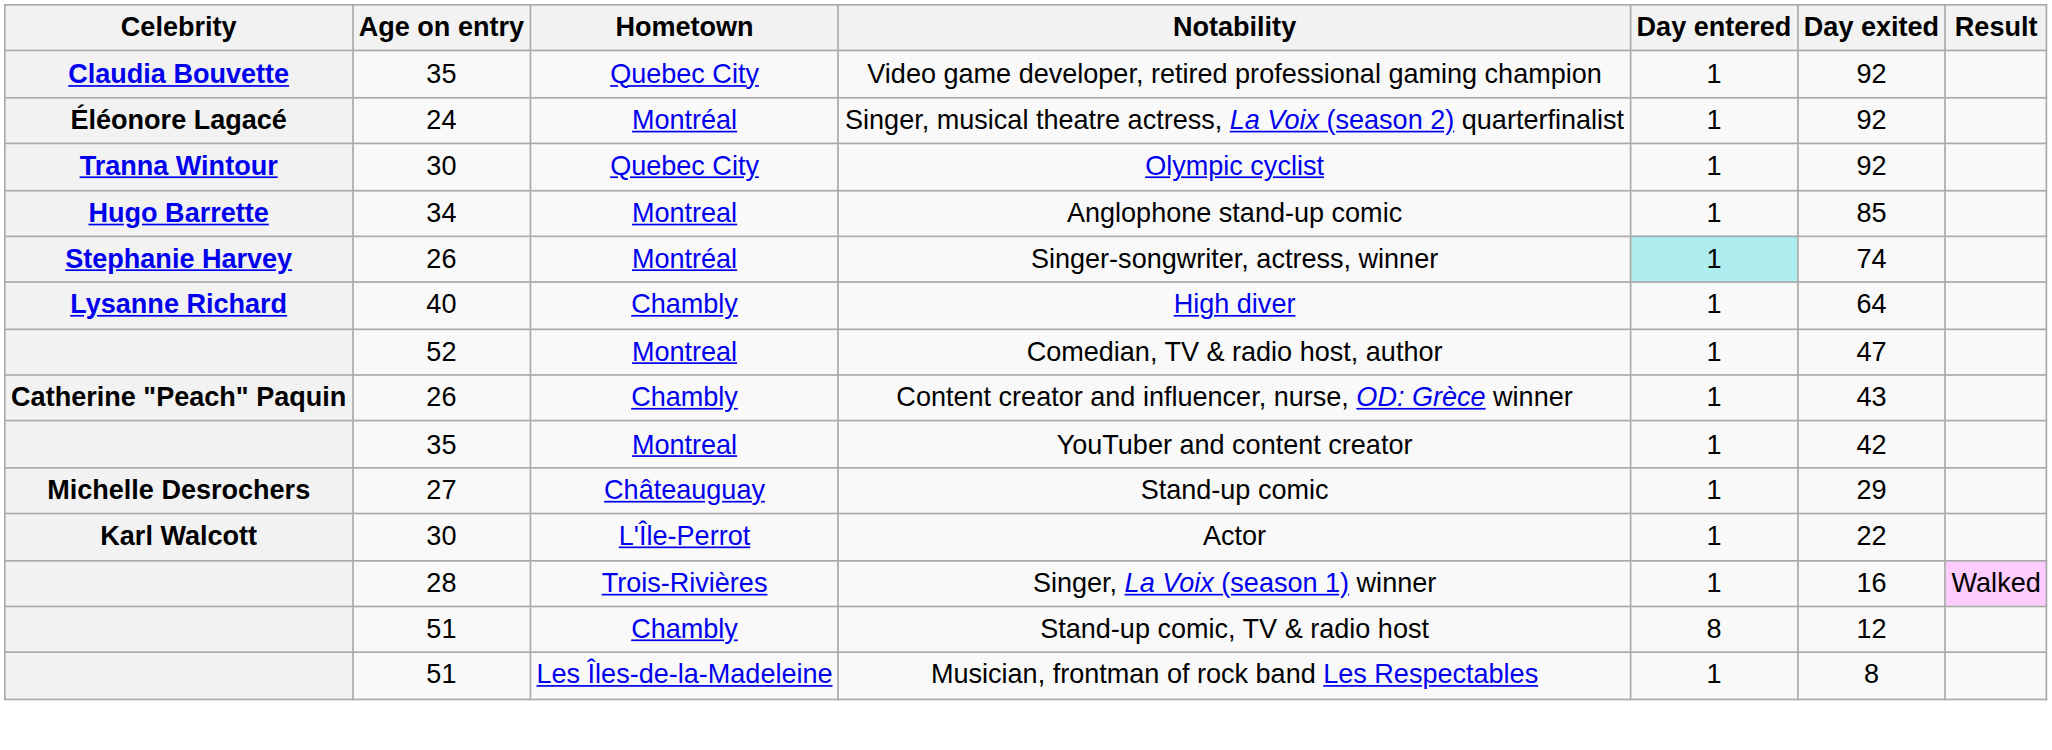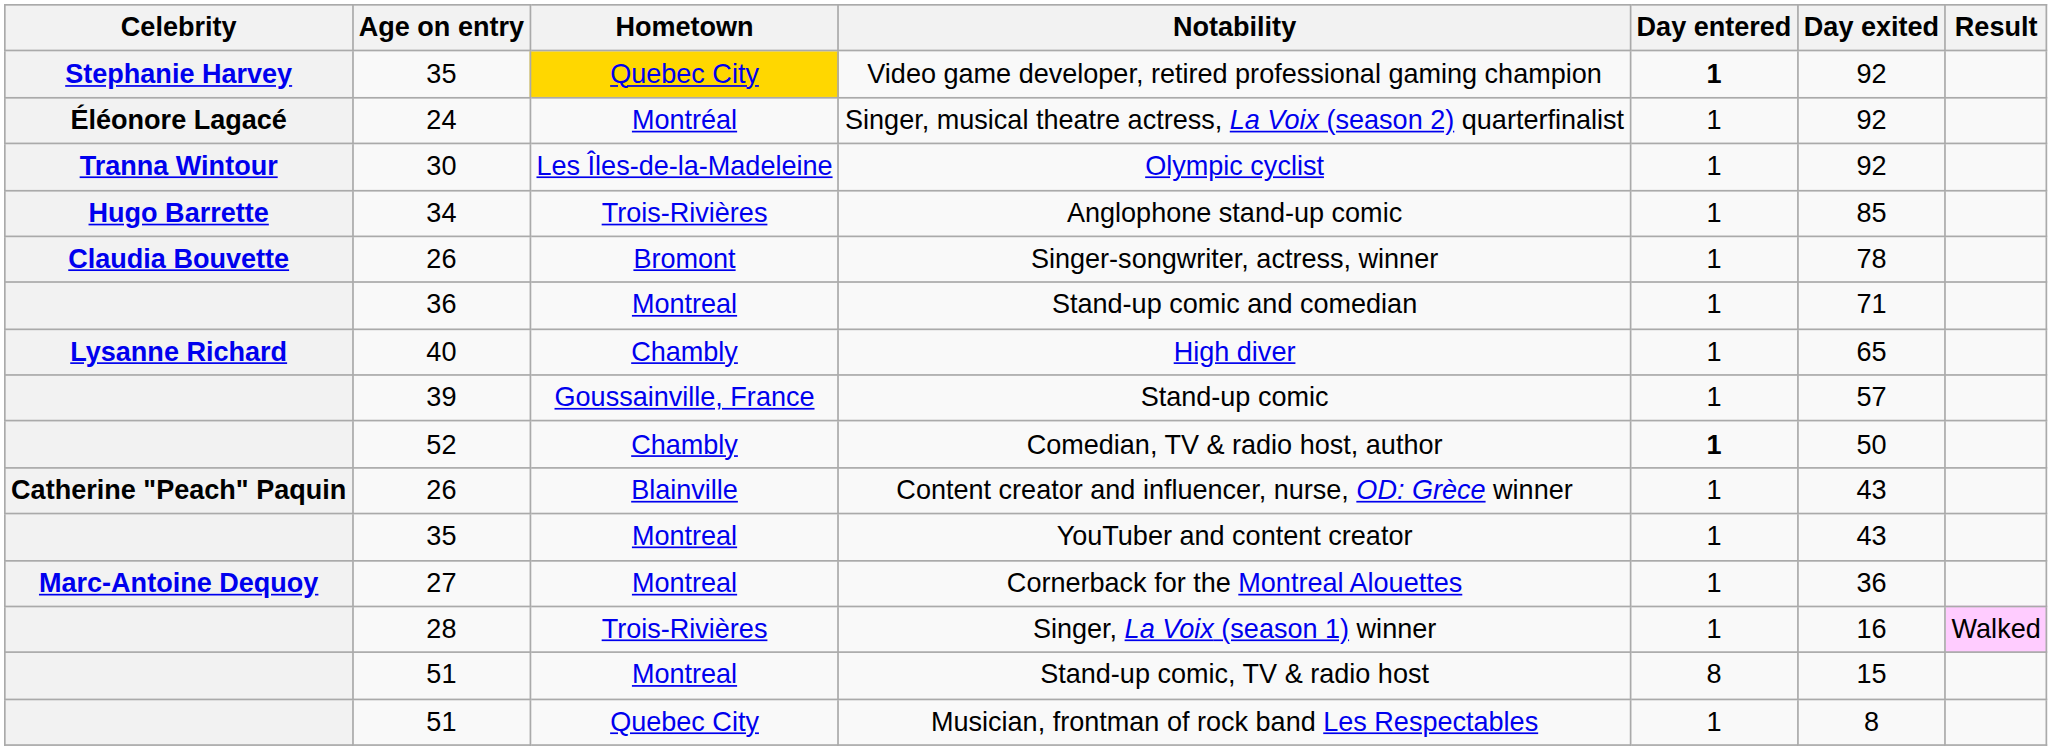(179, 73) Claudia Bouvette -> (179, 73) Stephanie Harvey
(685, 73) no background -> (685, 73) gold background
(1714, 73) normal -> (1714, 73) bold
(685, 166) Quebec City -> (685, 166) Les Îles-de-la-Madeleine
(685, 212) Montreal -> (685, 212) Trois-Rivières
(179, 258) Stephanie Harvey -> (179, 258) Claudia Bouvette
(685, 258) Montréal -> (685, 258) Bromont
(1714, 258) paleturquoise background -> (1714, 258) no background
(1871, 258) 74 -> (1871, 258) 78
+ row: (441, 305)
(1871, 305) 64 -> (1871, 351) 65
+ row: (441, 397)
(685, 351) Montreal -> (685, 444) Chambly
(1714, 351) normal -> (1714, 444) bold
(1871, 351) 47 -> (1871, 444) 50
(685, 397) Chambly -> (685, 490) Blainville
(1871, 444) 42 -> (1871, 536) 43
+ row: (441, 582)
- row: (441, 490)
- row: (441, 536)
(685, 629) Chambly -> (685, 675) Montreal
(1871, 629) 12 -> (1871, 675) 15
(685, 675) Les Îles-de-la-Madeleine -> (685, 721) Quebec City
